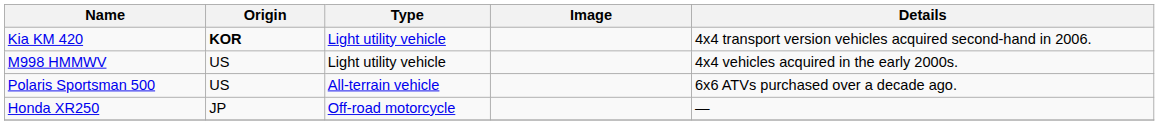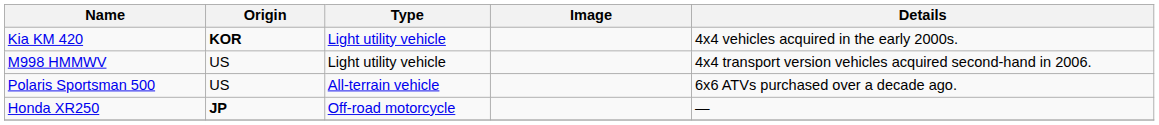(893, 39) 4x4 transport version vehicles acquired second-hand in 2006. -> (827, 39) 4x4 vehicles acquired in the early 2000s.
(827, 62) 4x4 vehicles acquired in the early 2000s. -> (893, 62) 4x4 transport version vehicles acquired second-hand in 2006.
(218, 108) normal -> (218, 108) bold
